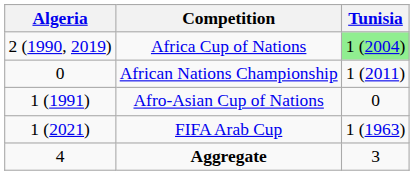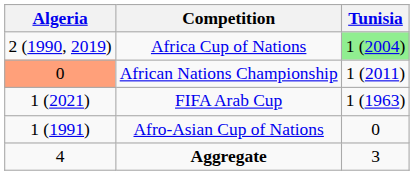(60, 73) no background -> (60, 73) lightsalmon background
rows swapped: (229, 128) <-> (229, 101)
